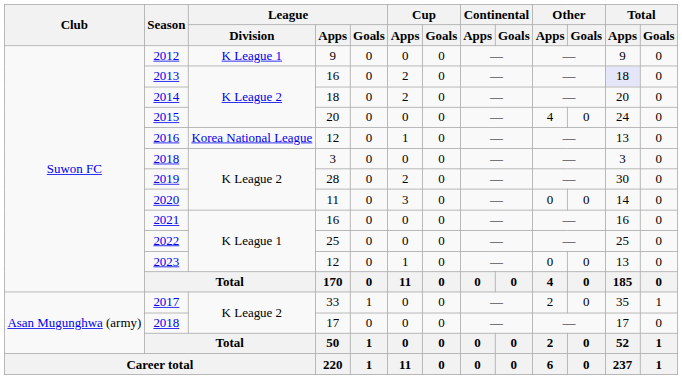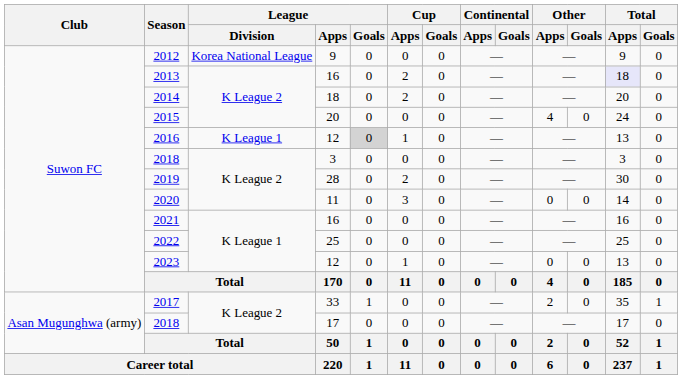(252, 55) K League 1 -> (252, 55) Korea National League
(252, 138) Korea National League -> (252, 138) K League 1
(369, 138) no background -> (369, 138) lightgrey background
